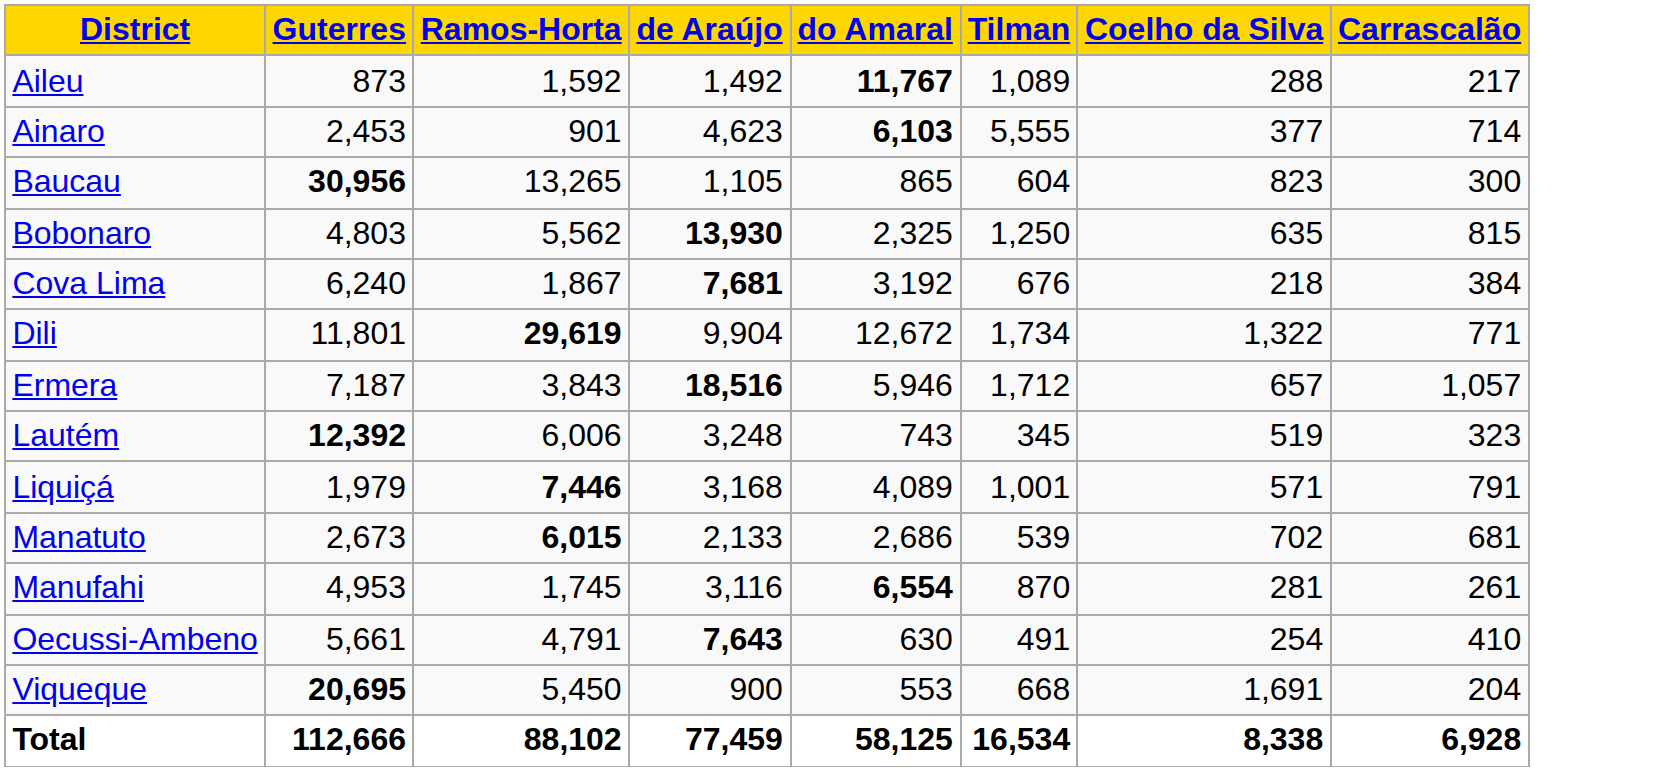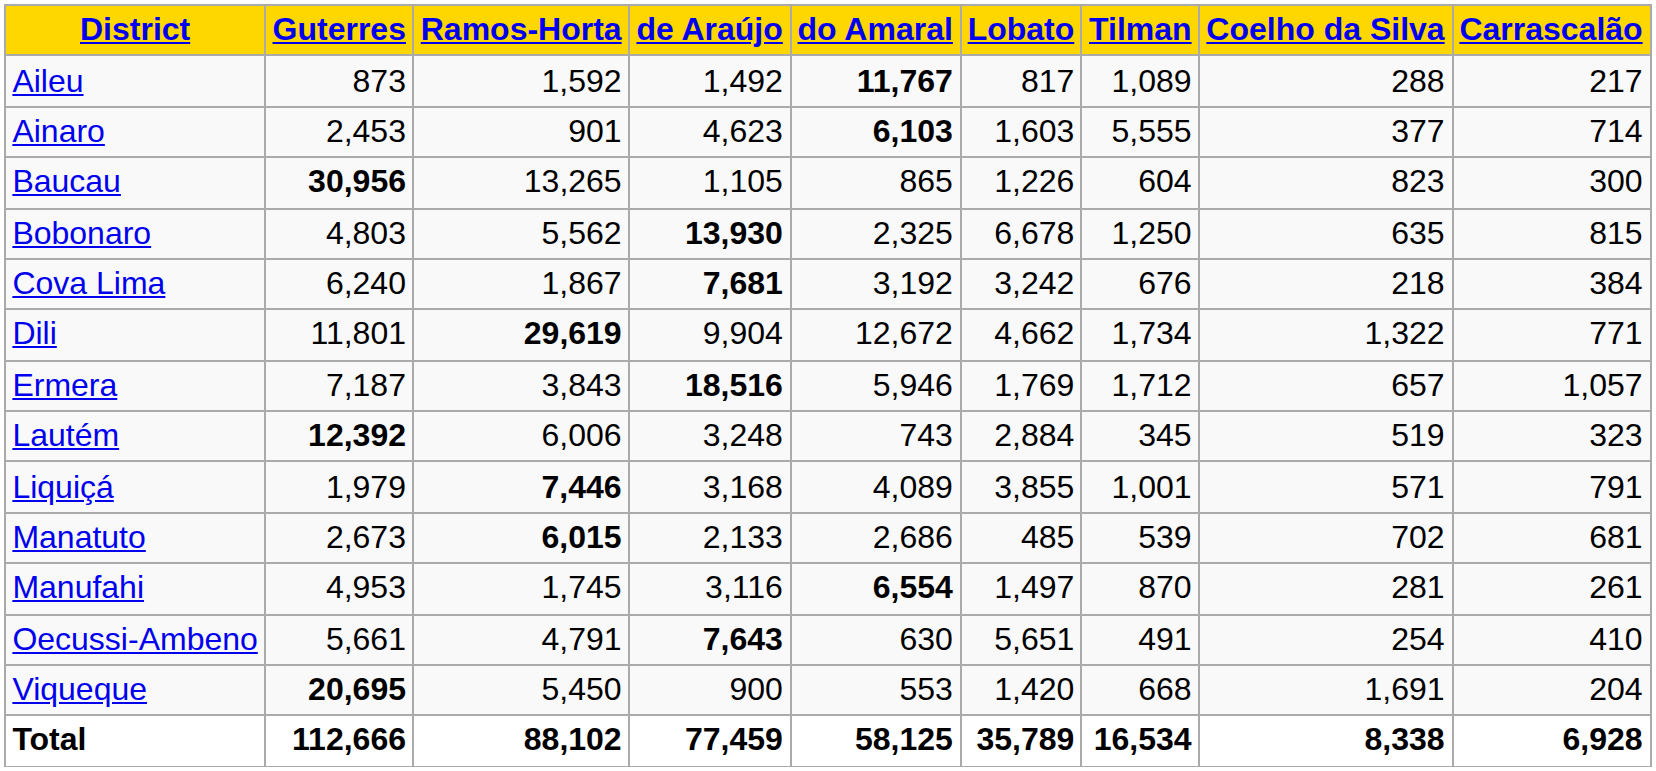+ column: (1021, 29)
